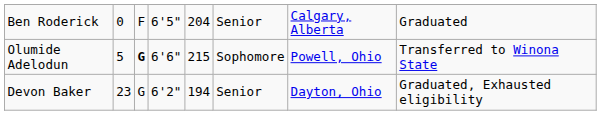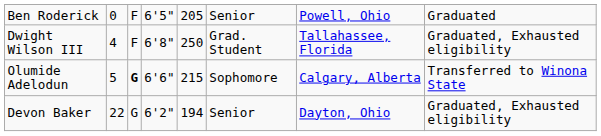(199, 22) 204 -> (192, 15) 205
(321, 22) Calgary, Alberta -> (345, 15) Powell, Ohio
+ row: (45, 43)
(336, 57) Powell, Ohio -> (360, 78) Calgary, Alberta
(124, 92) 23 -> (117, 113) 22
